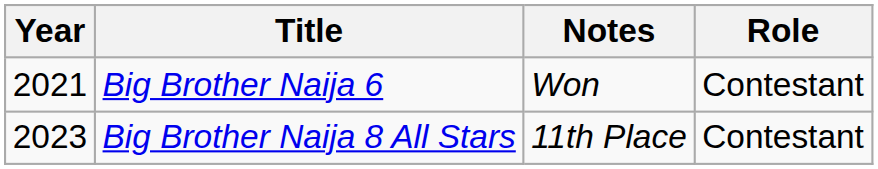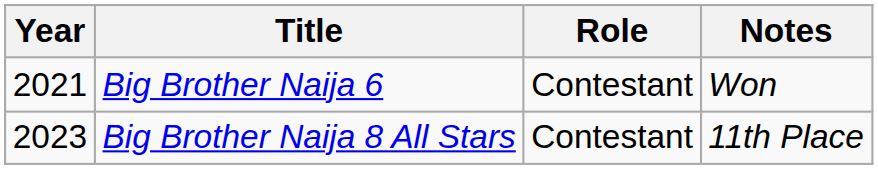columns swapped: (783, 31) <-> (609, 31)
